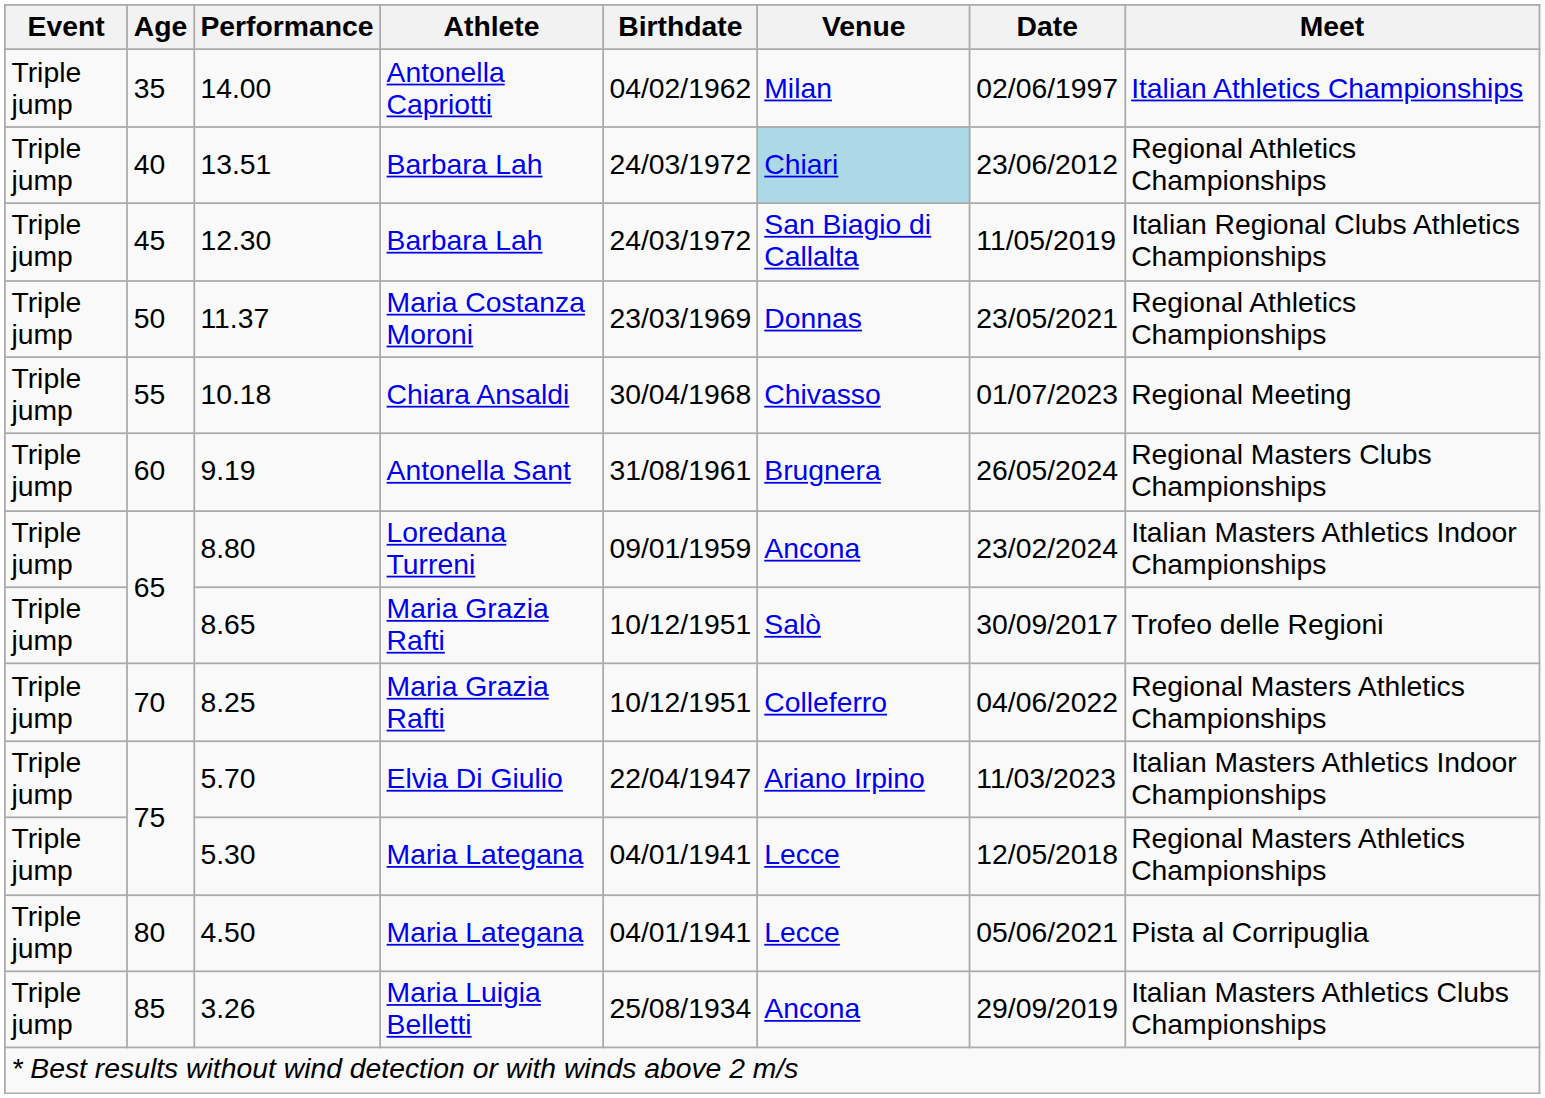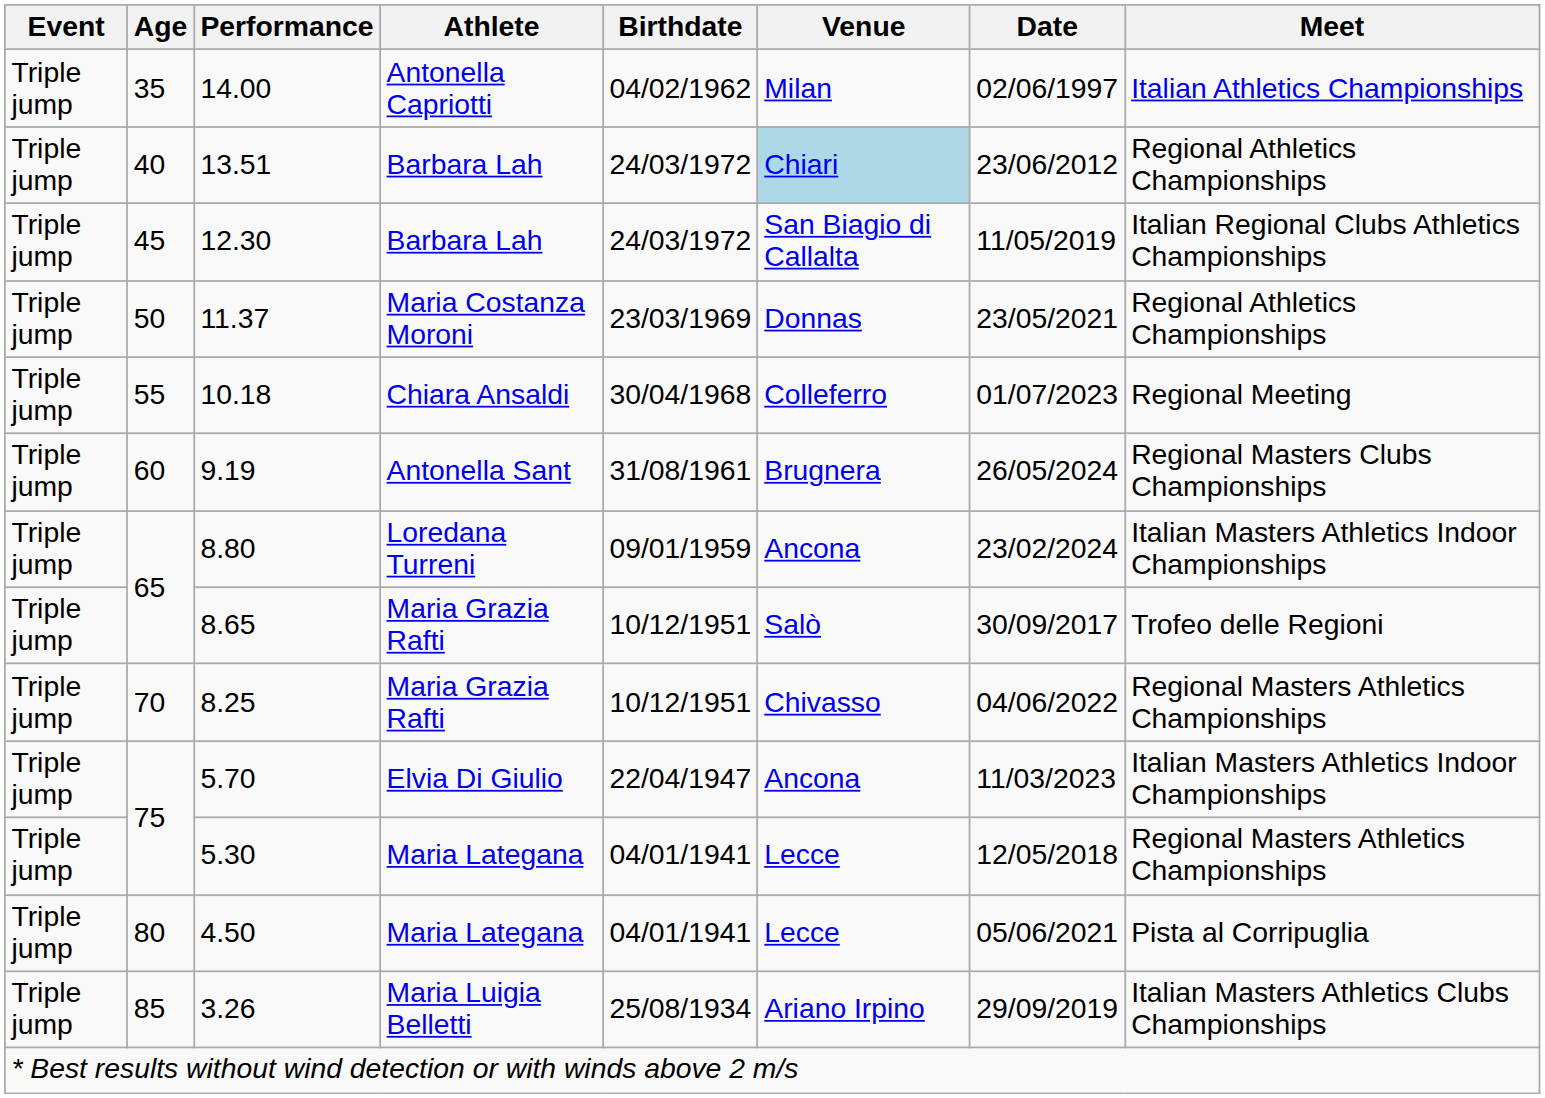(823, 394) Chivasso -> (826, 394) Colleferro
(826, 701) Colleferro -> (823, 701) Chivasso
(845, 778) Ariano Irpino -> (812, 778) Ancona
(812, 1009) Ancona -> (845, 1009) Ariano Irpino
